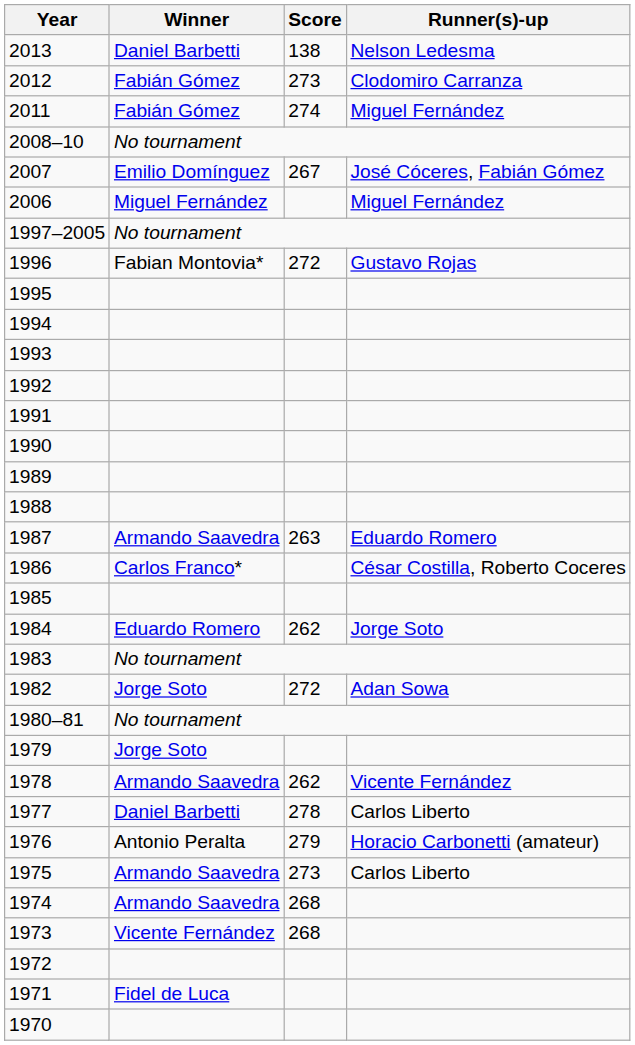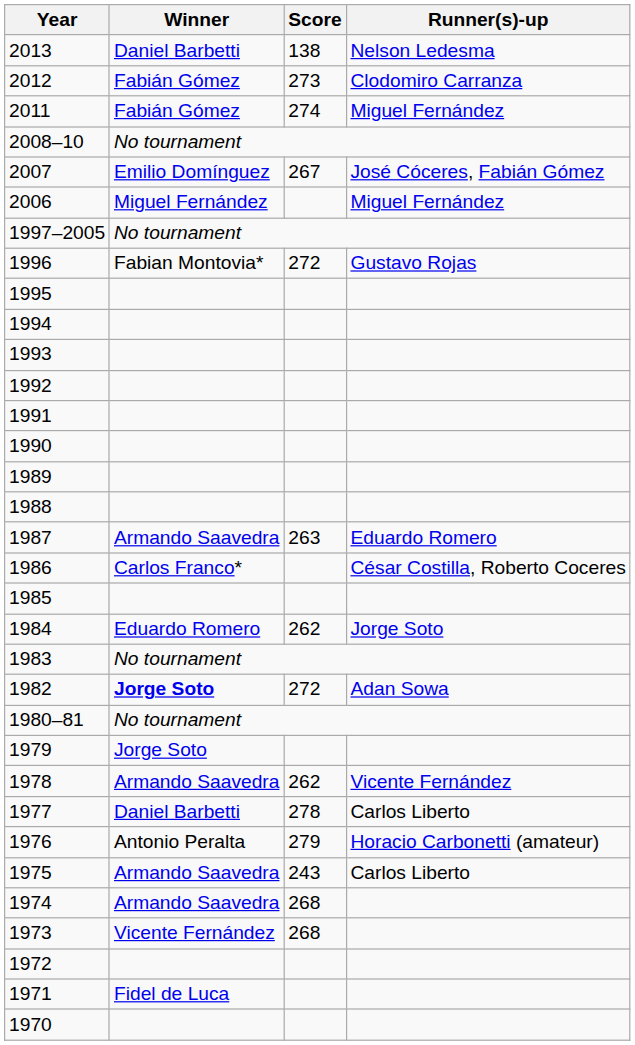(160, 689) normal -> (164, 689) bold
(304, 872) 273 -> (304, 872) 243
